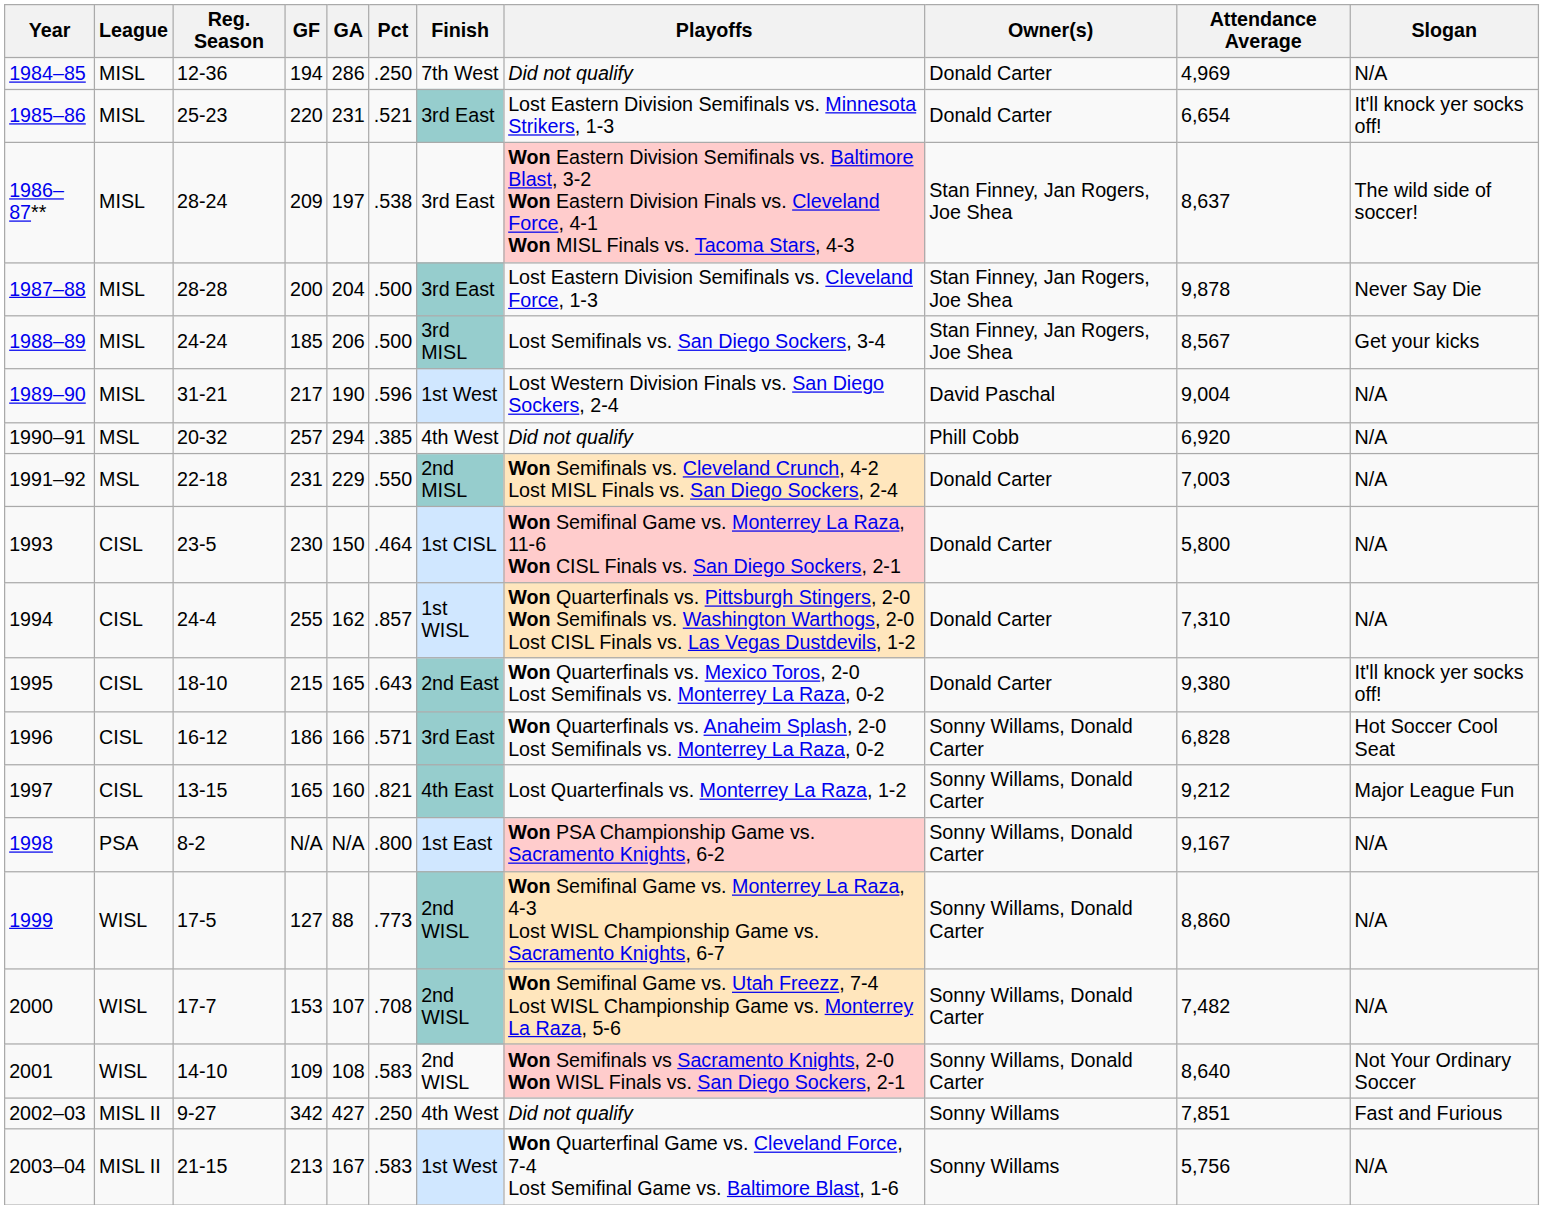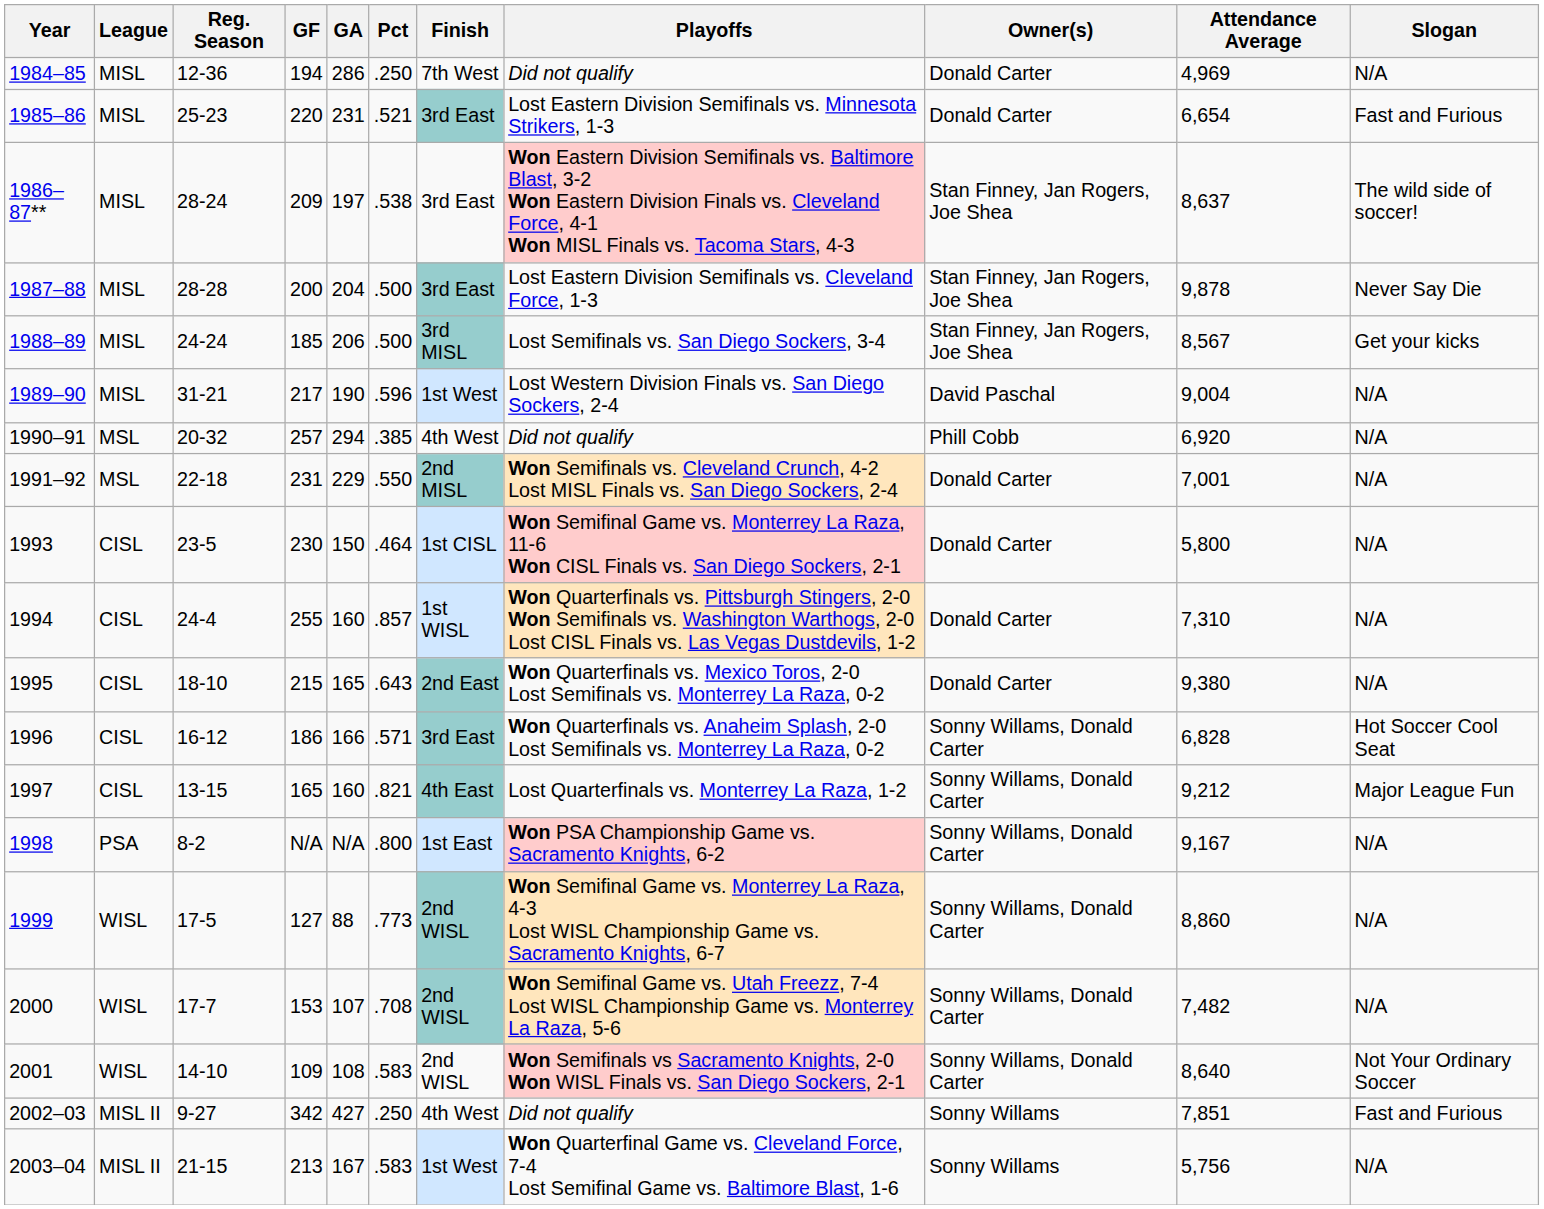(1439, 115) It'll knock yer socks off! -> (1428, 115) Fast and Furious
(1206, 480) 7,003 -> (1206, 480) 7,001
(348, 620) 162 -> (348, 620) 160
(1439, 684) It'll knock yer socks off! -> (1371, 684) N/A
